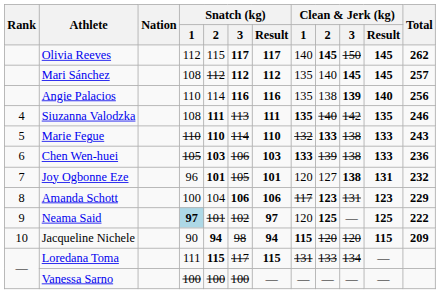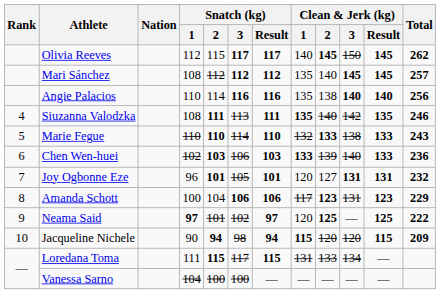(352, 96) 139 -> (352, 96) 140
(192, 156) 105 -> (192, 156) 102
(352, 156) 138 -> (352, 156) 140
(352, 177) 138 -> (352, 177) 131
(192, 217) lightblue background -> (192, 217) no background
(192, 278) 100 -> (192, 278) 104
